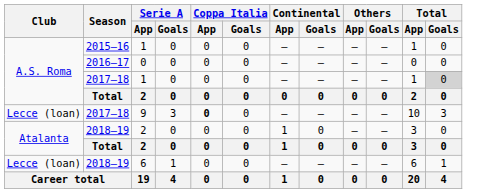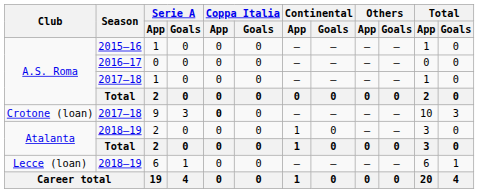(444, 80) lightgrey background -> (456, 80) no background
(44, 113) Lecce (loan) -> (50, 113) Crotone (loan)
